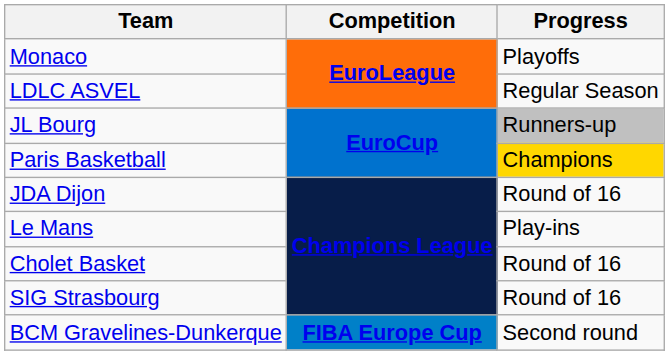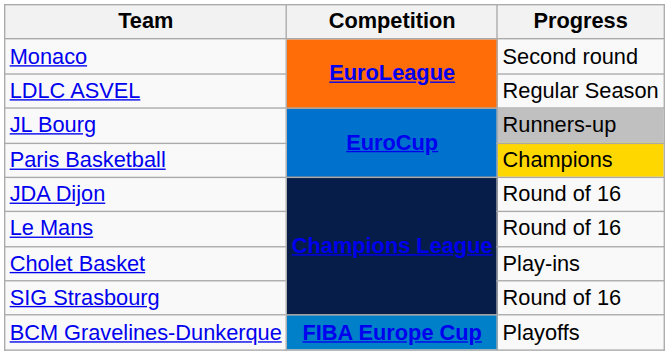(541, 56) Playoffs -> (570, 56) Second round
(541, 228) Play-ins -> (562, 228) Round of 16
(562, 263) Round of 16 -> (541, 263) Play-ins
(570, 332) Second round -> (541, 332) Playoffs
